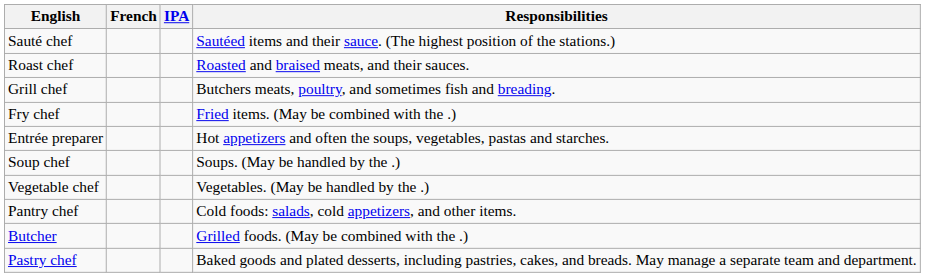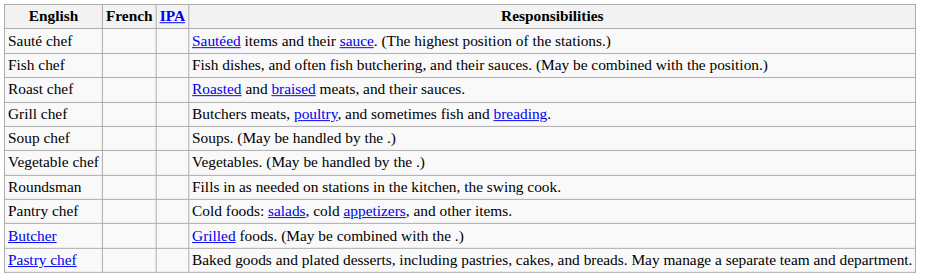+ row: (36, 65)
- row: (34, 114)
- row: (56, 138)
+ row: (45, 187)
